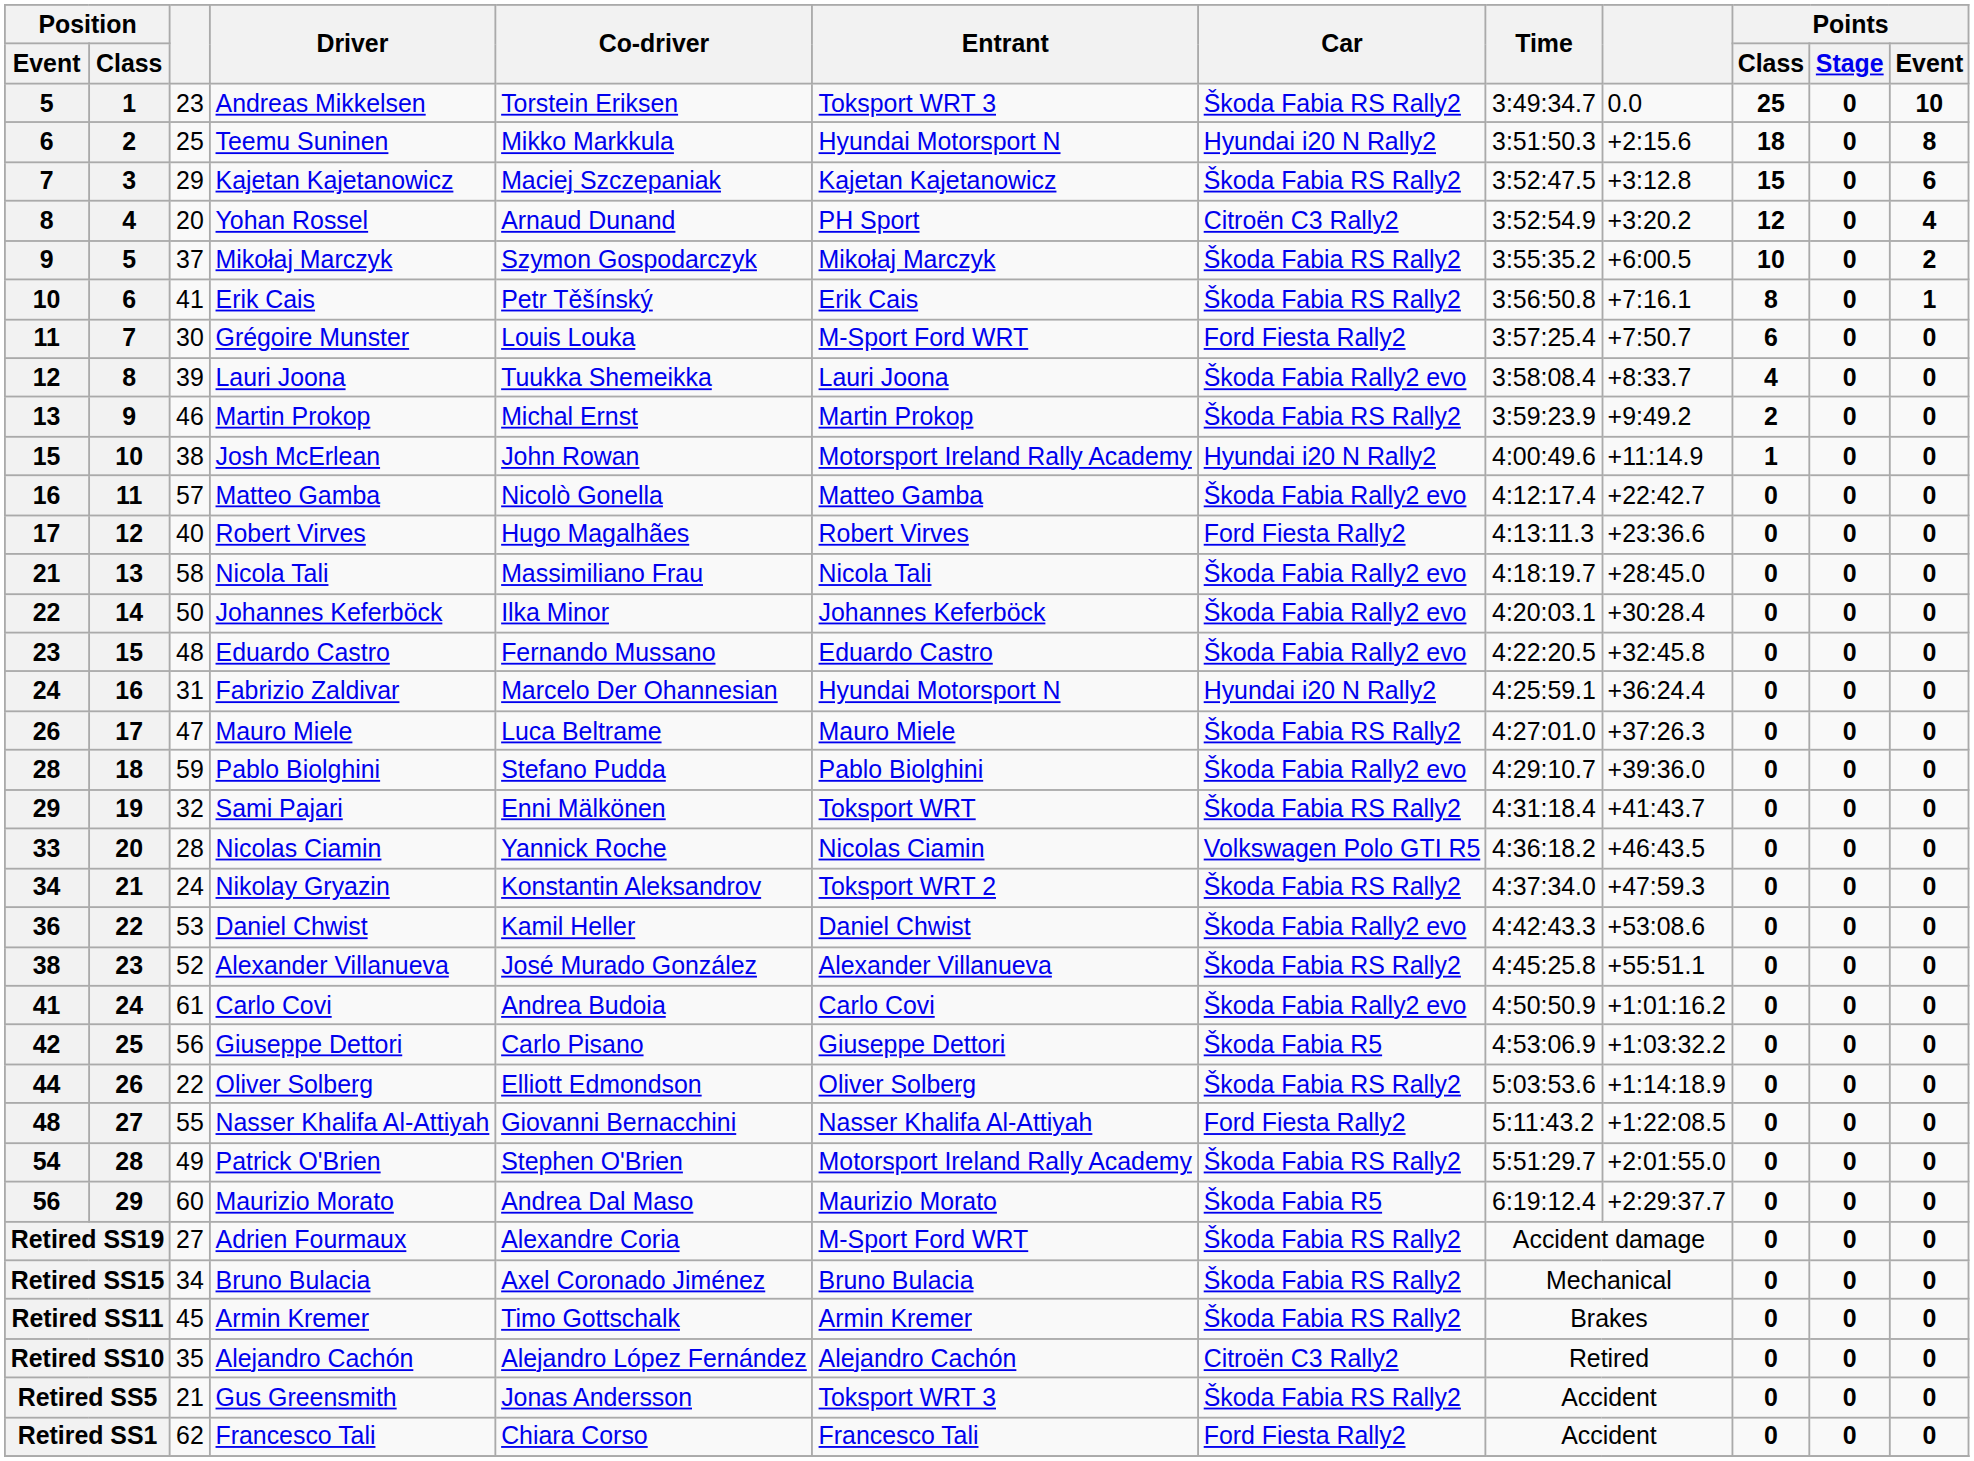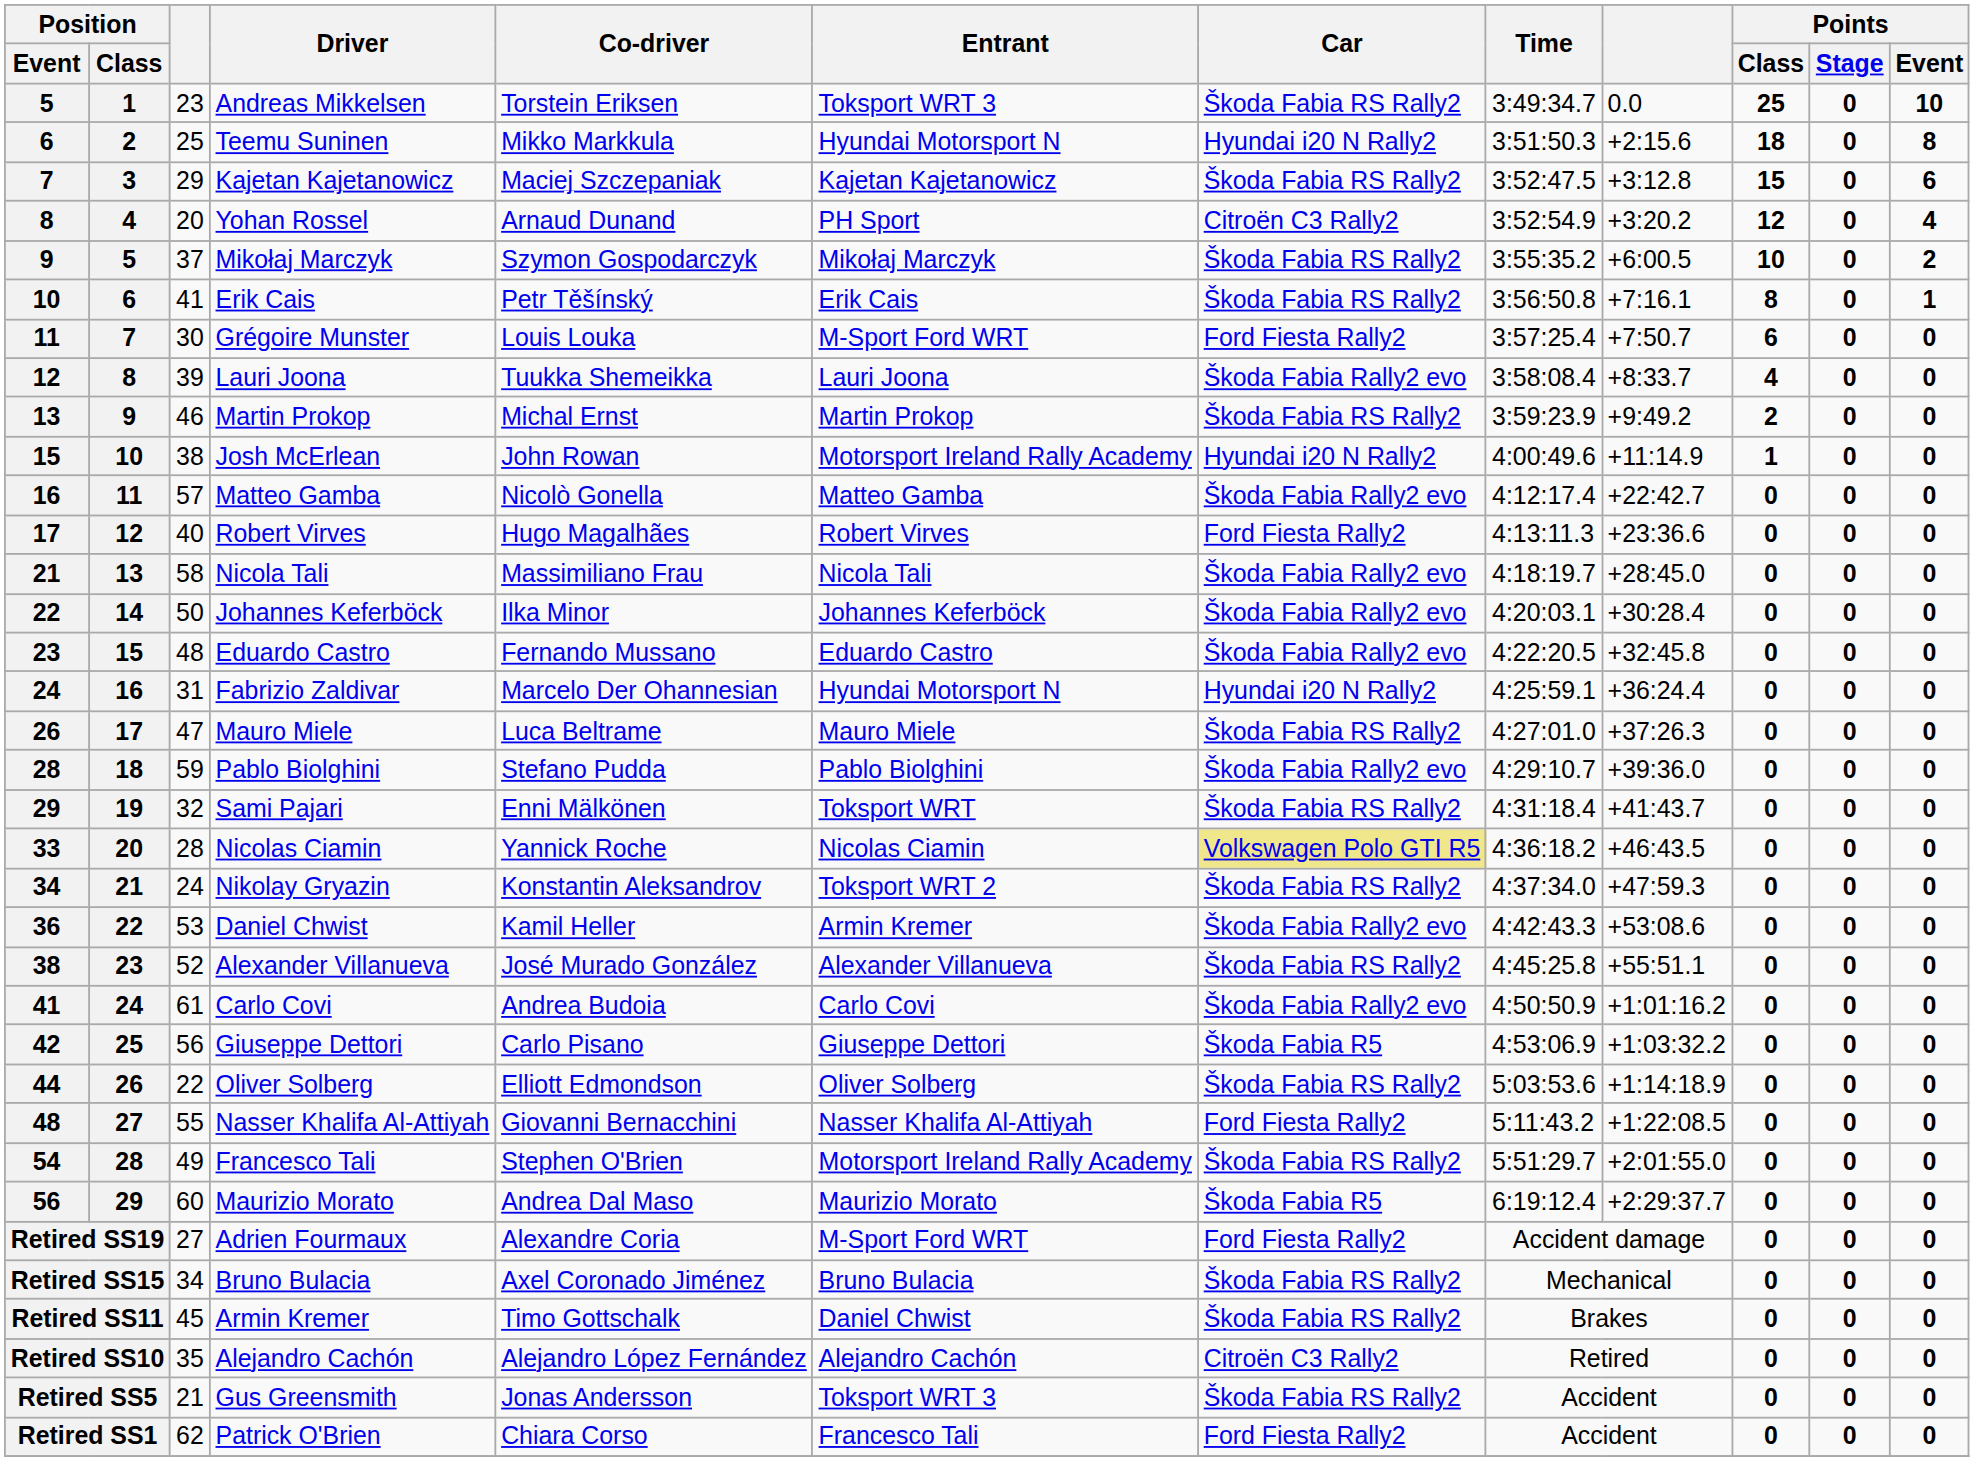(1342, 848) no background -> (1342, 848) khaki background
(895, 926) Daniel Chwist -> (895, 926) Armin Kremer
(298, 1162) Patrick O'Brien -> (295, 1162) Francesco Tali
(1332, 1240) Škoda Fabia RS Rally2 -> (1305, 1240) Ford Fiesta Rally2
(895, 1319) Armin Kremer -> (895, 1319) Daniel Chwist
(295, 1436) Francesco Tali -> (298, 1436) Patrick O'Brien
